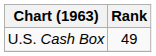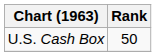(129, 39) 49 -> (129, 39) 50
